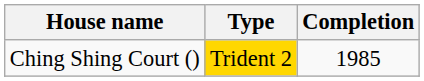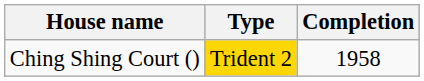(358, 57) 1985 -> (358, 57) 1958
